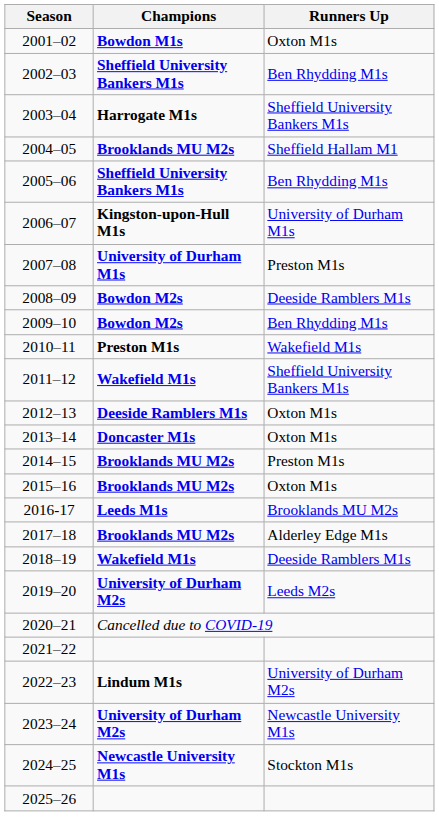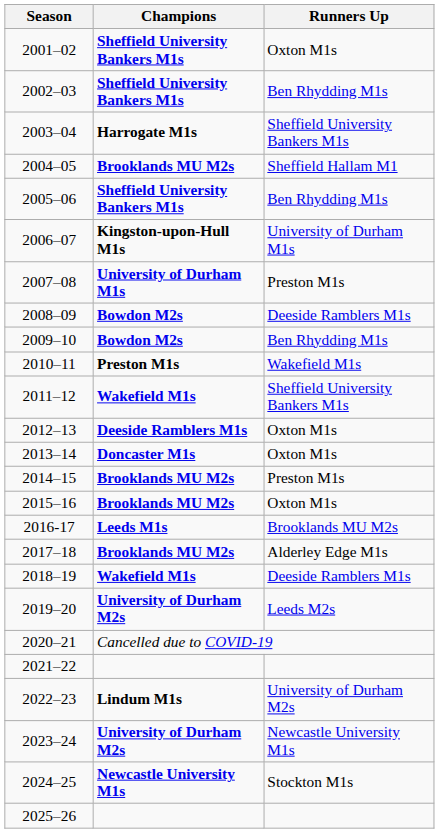(140, 41) Bowdon M1s -> (162, 49) Sheffield University Bankers M1s
